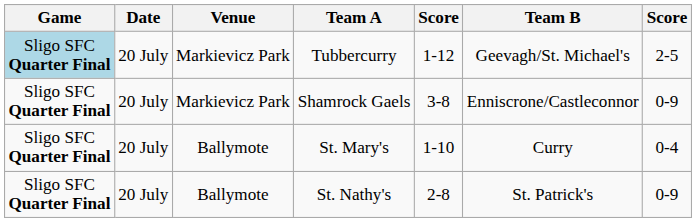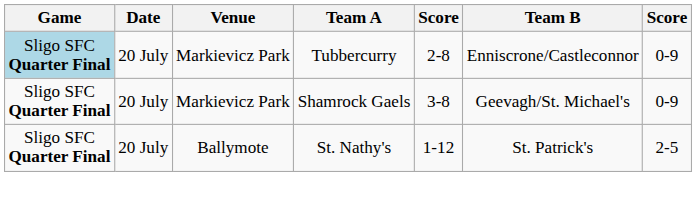(438, 54) 1-12 -> (438, 54) 2-8
(553, 54) Geevagh/St. Michael's -> (553, 54) Enniscrone/Castleconnor
(667, 54) 2-5 -> (667, 54) 0-9
(553, 101) Enniscrone/Castleconnor -> (553, 101) Geevagh/St. Michael's
- row: (354, 147)
(438, 194) 2-8 -> (438, 147) 1-12
(667, 194) 0-9 -> (667, 147) 2-5
